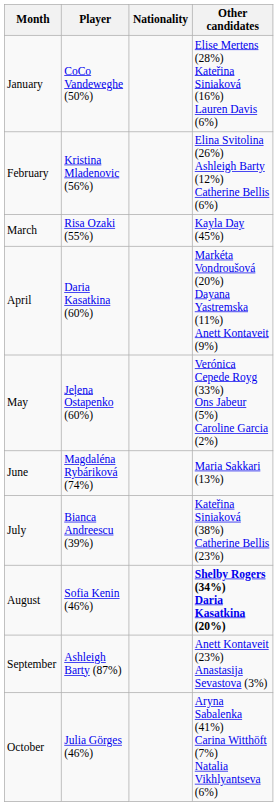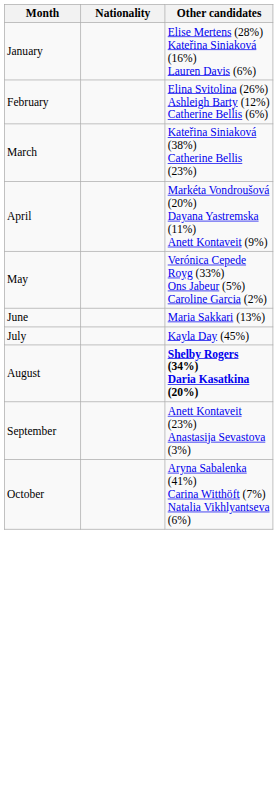- column: (95, 20)
(220, 230) Kayla Day (45%) -> (212, 152) Kateřina Siniaková (38%) Catherine Bellis (23%)
(232, 530) Kateřina Siniaková (38%) Catherine Bellis (23%) -> (208, 335) Kayla Day (45%)
